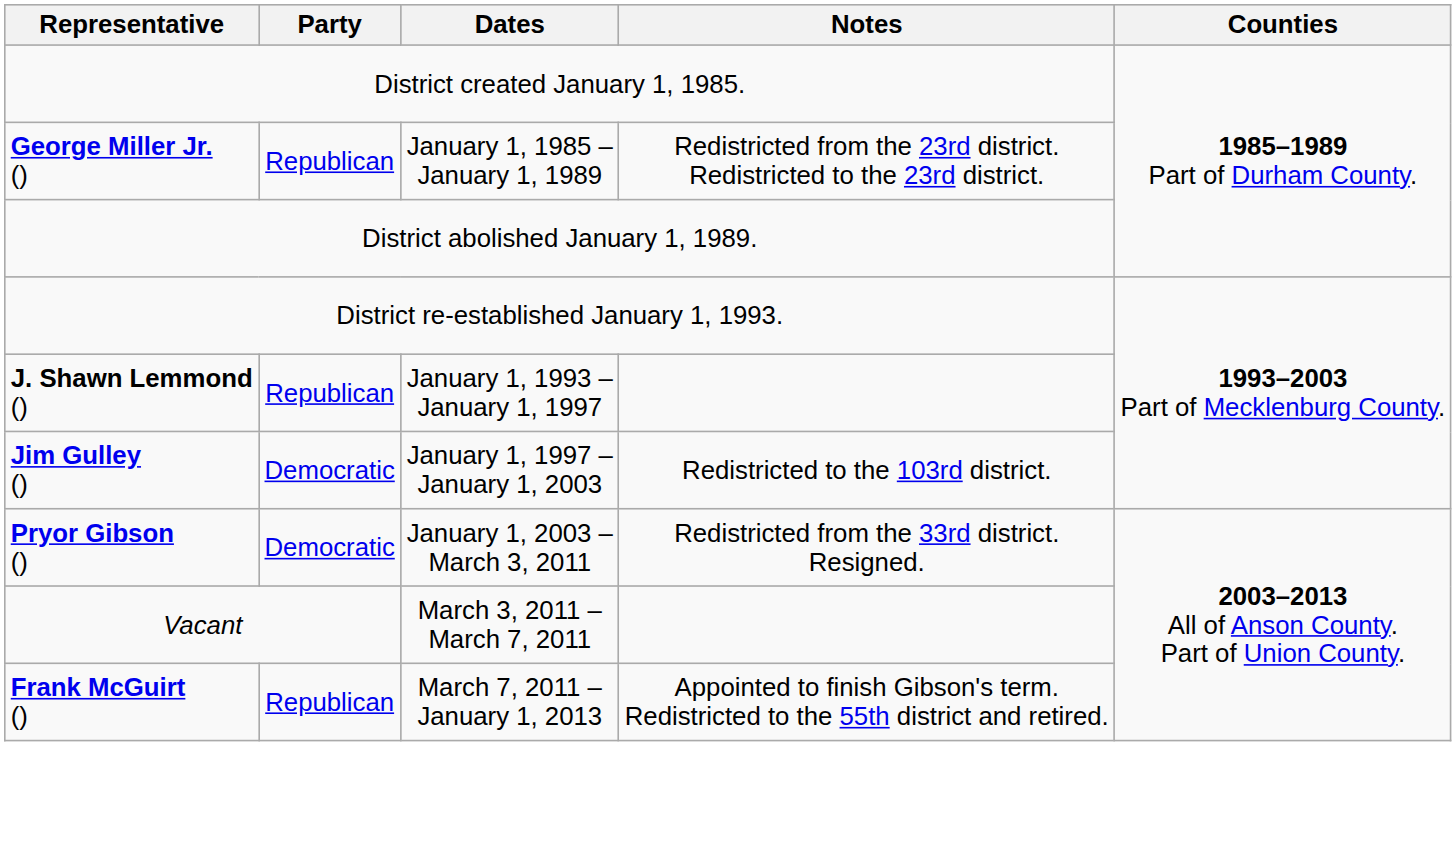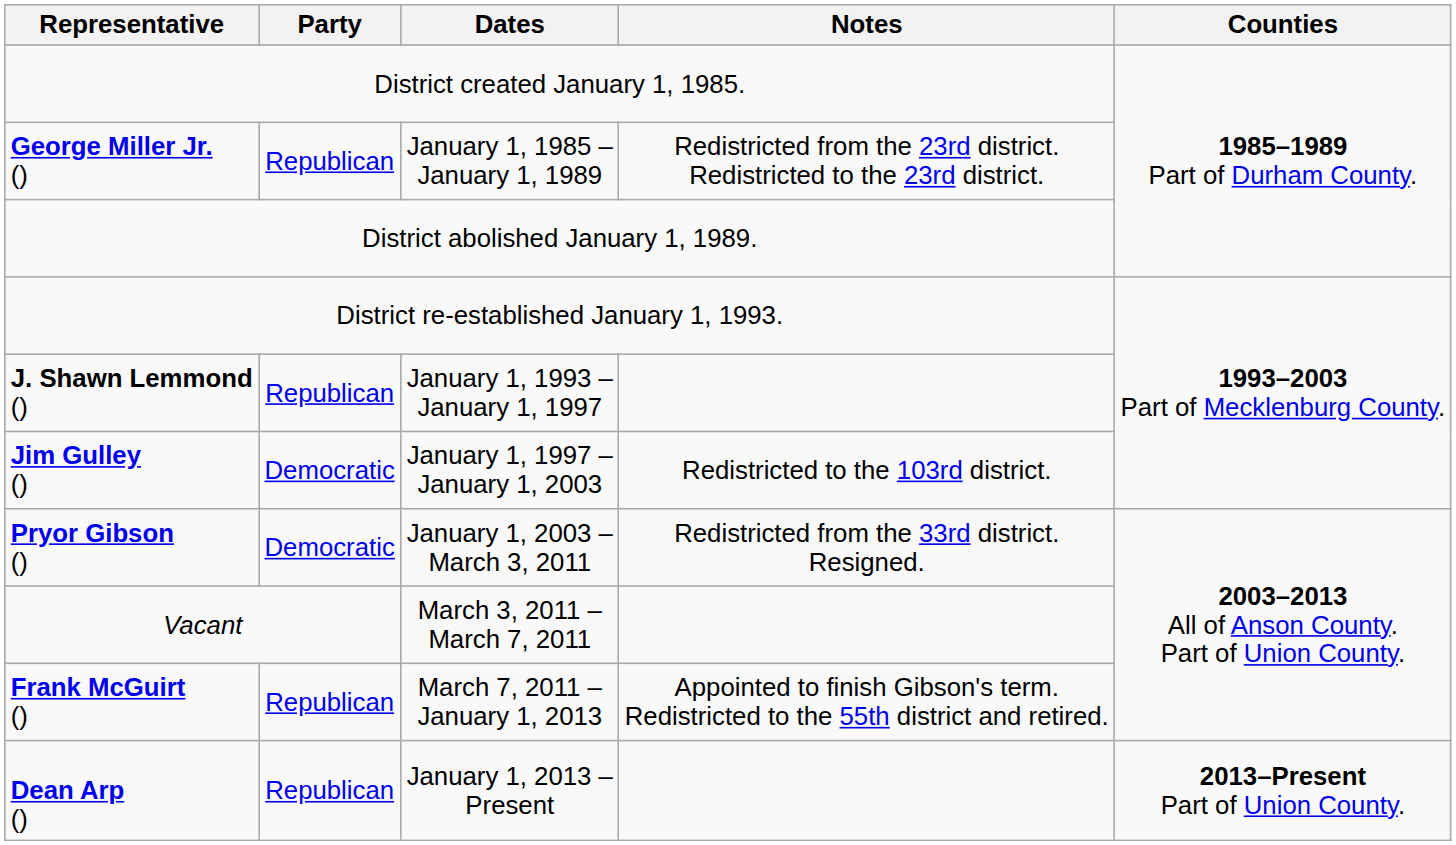+ row: (68, 804)
